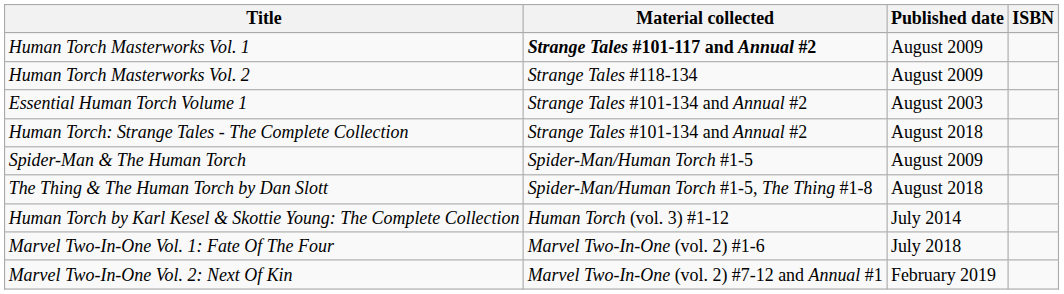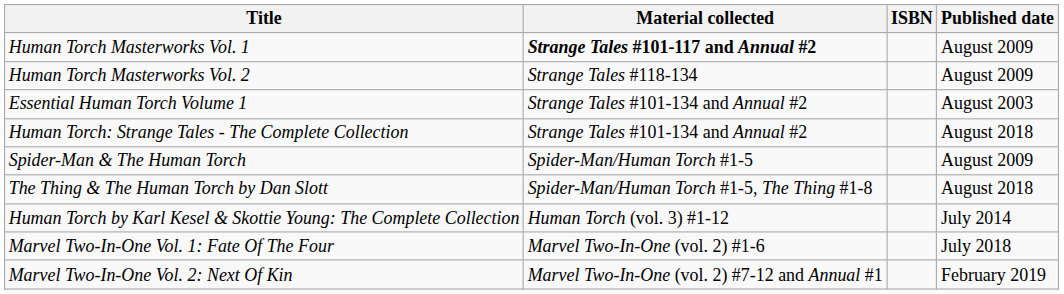columns swapped: (947, 18) <-> (1033, 18)
